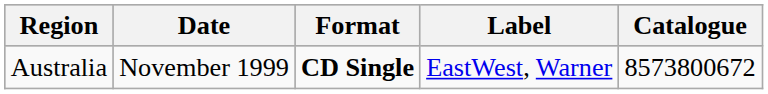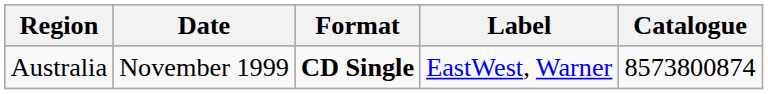(690, 66) 8573800672 -> (690, 66) 8573800874
